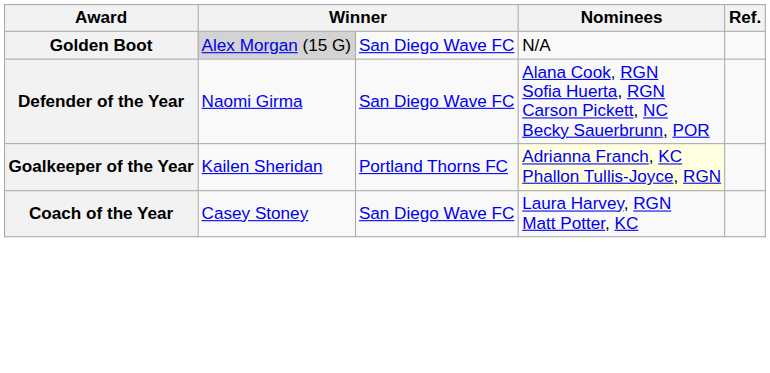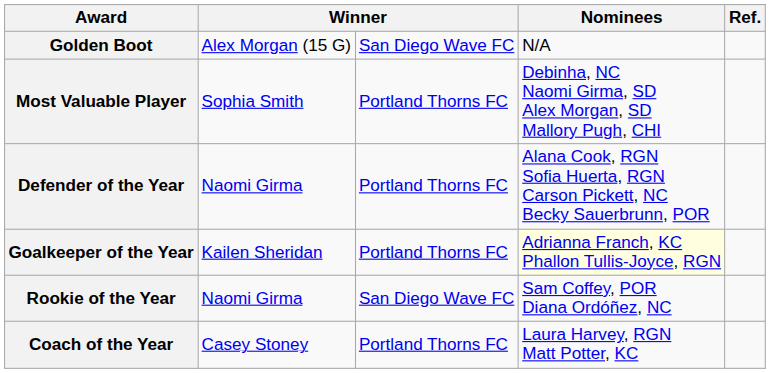(276, 45) lightgrey background -> (276, 45) no background
+ row: (101, 101)
(437, 101) San Diego Wave FC -> (433, 186) Portland Thorns FC
+ row: (101, 298)
(437, 213) San Diego Wave FC -> (433, 344) Portland Thorns FC
